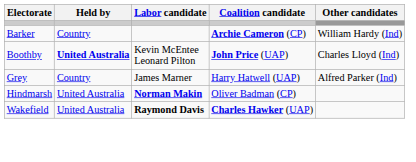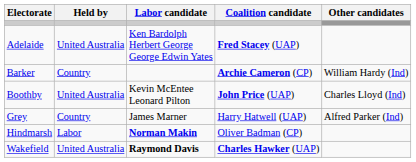+ row: (25, 45)
(93, 55) bold -> (91, 94) normal
(91, 93) United Australia -> (69, 133) Labor
